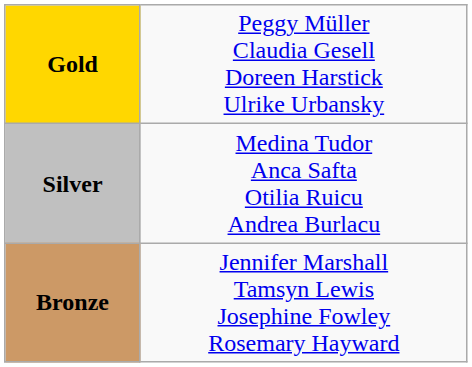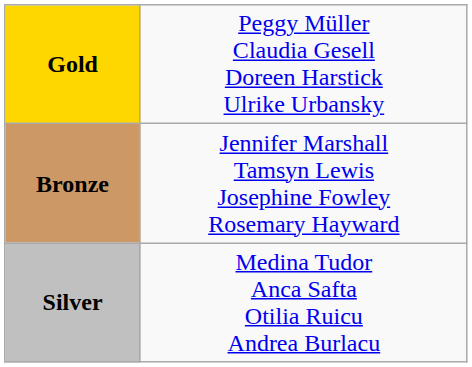rows swapped: (73, 183) <-> (73, 302)
